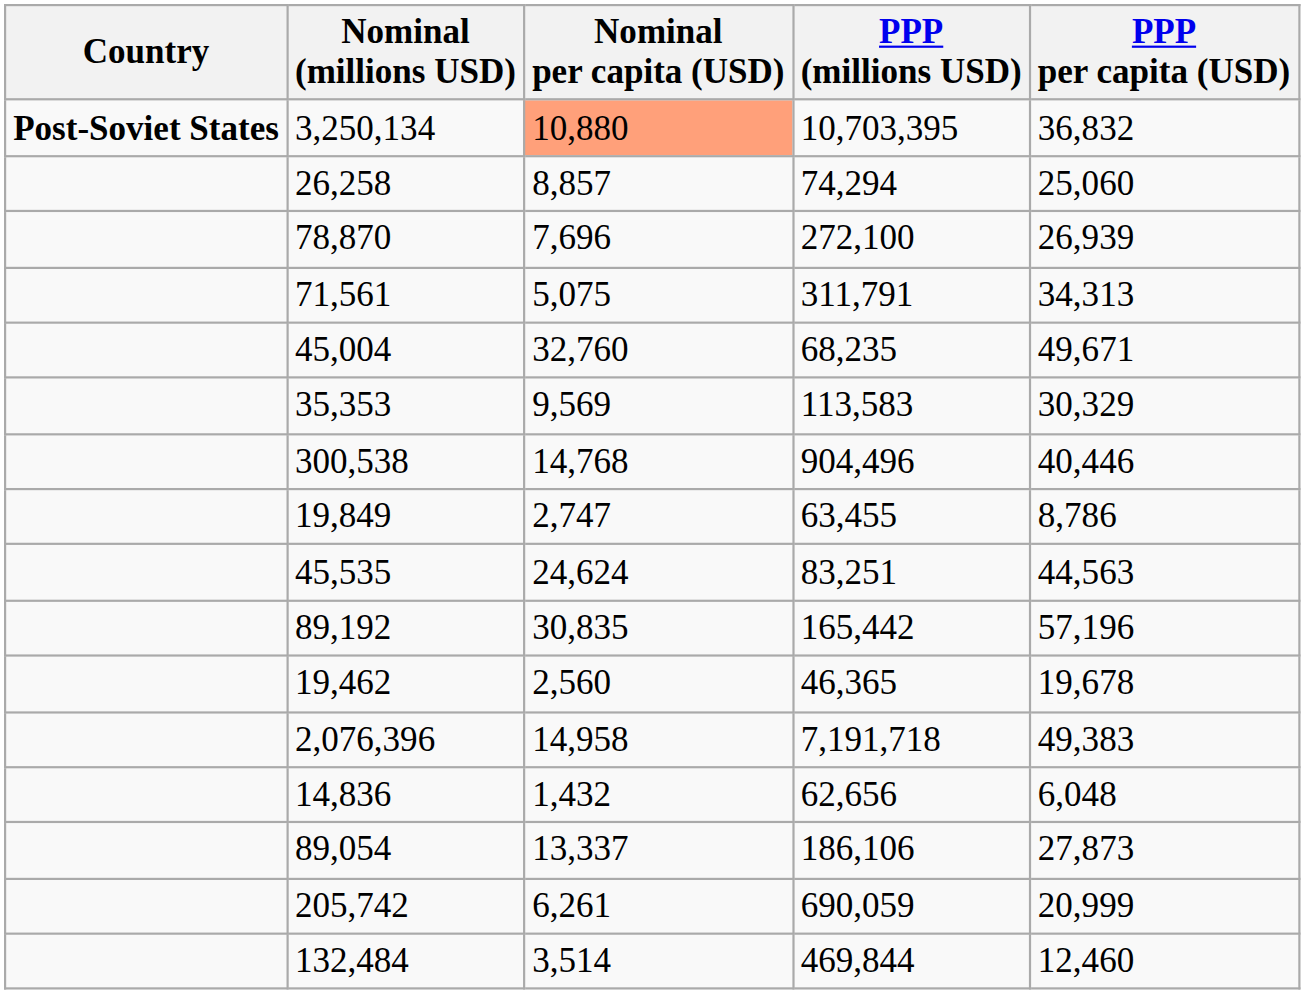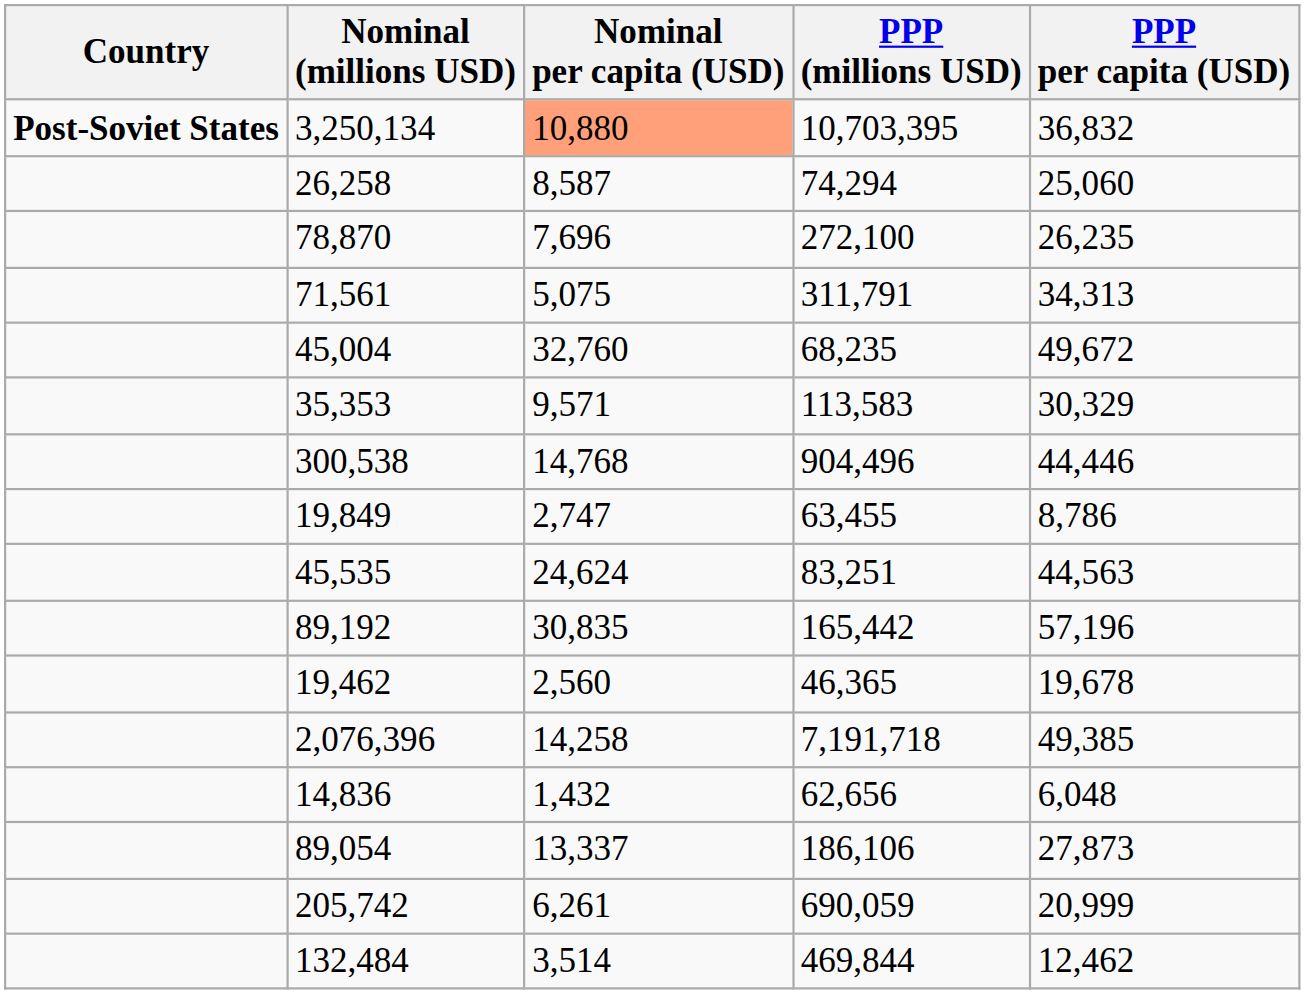(572, 182) 8,857 -> (572, 182) 8,587
(1086, 238) 26,939 -> (1086, 238) 26,235
(1086, 349) 49,671 -> (1086, 349) 49,672
(572, 405) 9,569 -> (572, 405) 9,571
(1086, 460) 40,446 -> (1086, 460) 44,446
(580, 738) 14,958 -> (580, 738) 14,258
(1086, 738) 49,383 -> (1086, 738) 49,385
(1086, 960) 12,460 -> (1086, 960) 12,462
